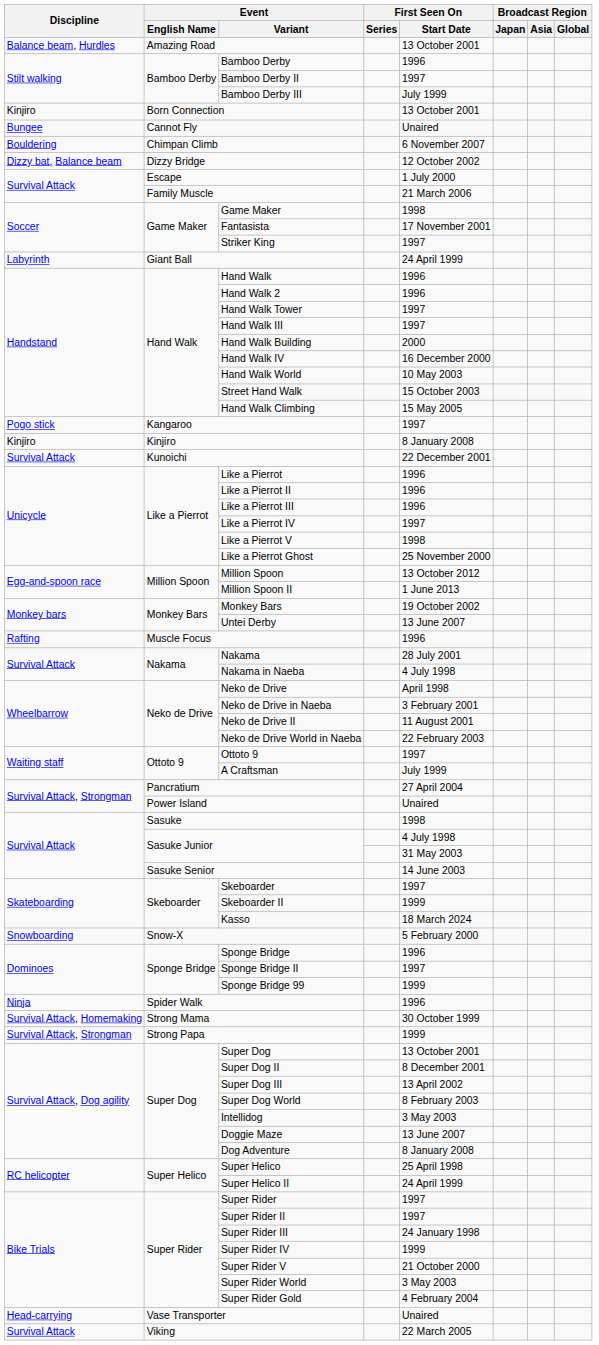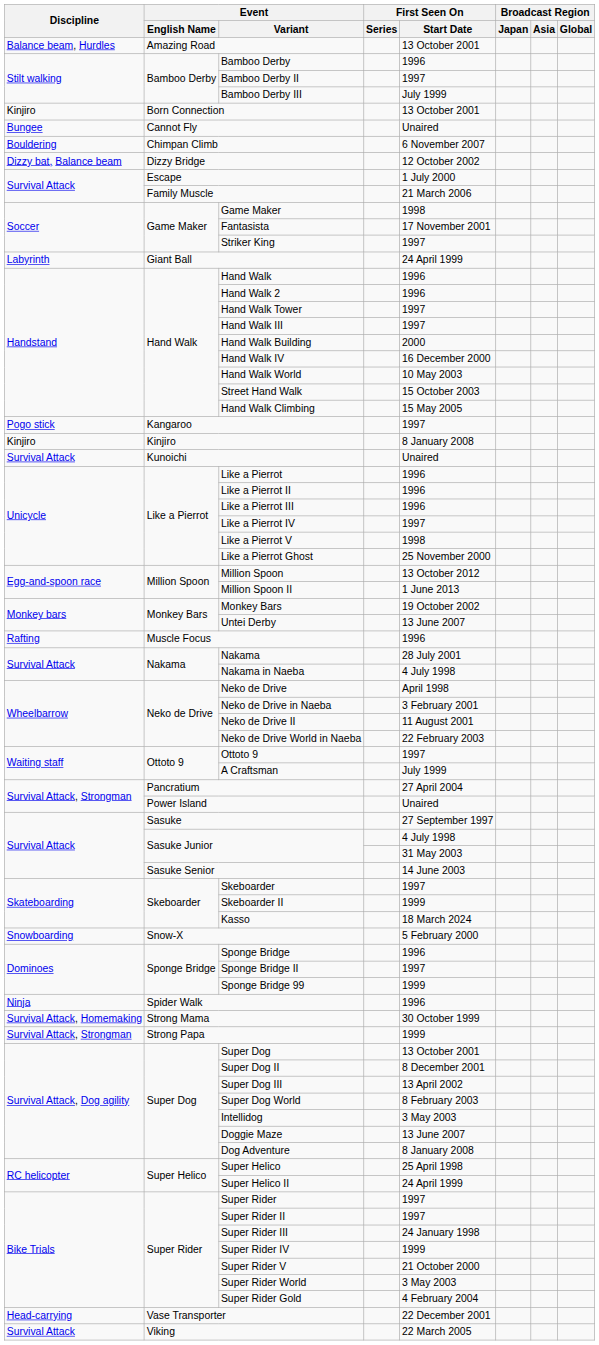(446, 458) 22 December 2001 -> (420, 458) Unaired
(414, 820) 1998 -> (448, 820) 27 September 1997
(420, 1315) Unaired -> (446, 1315) 22 December 2001
